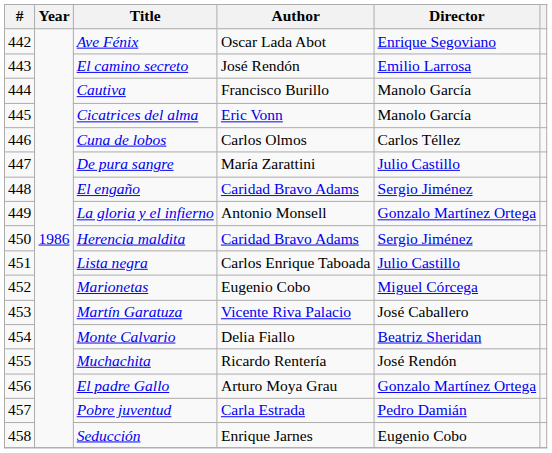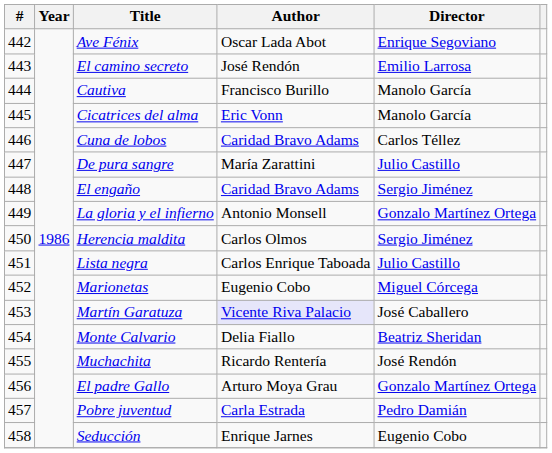(264, 139) Carlos Olmos -> (290, 139) Caridad Bravo Adams
(290, 238) Caridad Bravo Adams -> (264, 238) Carlos Olmos
(286, 312) no background -> (286, 312) lavender background
